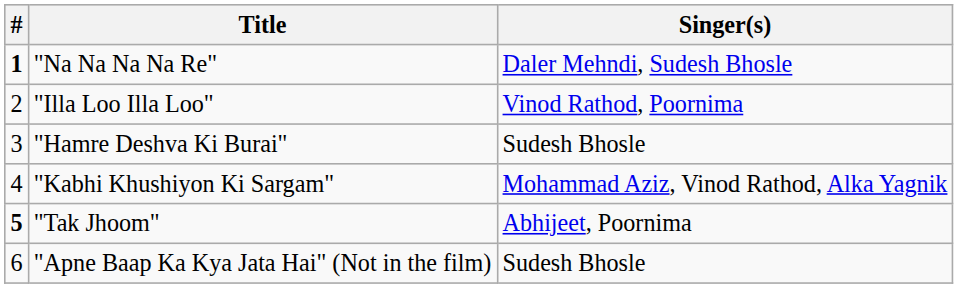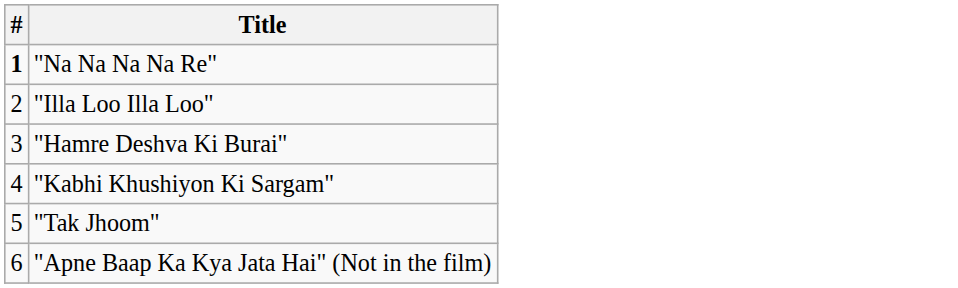- column: (725, 24)
(16, 223) bold -> (16, 223) normal
